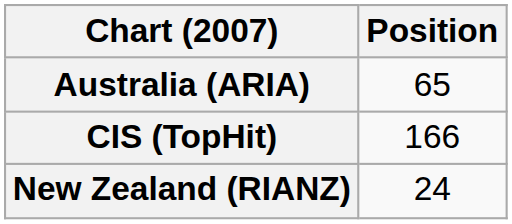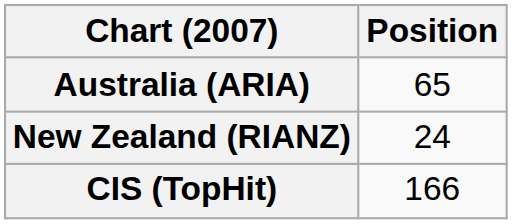rows swapped: (182, 137) <-> (182, 190)
